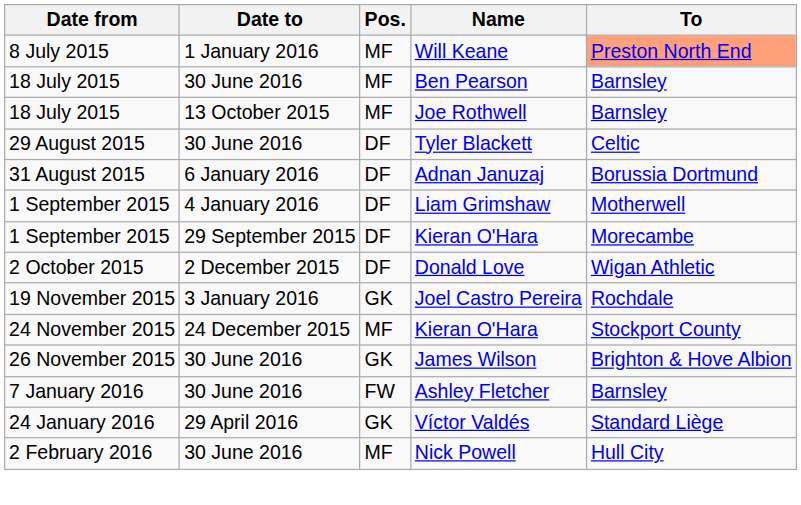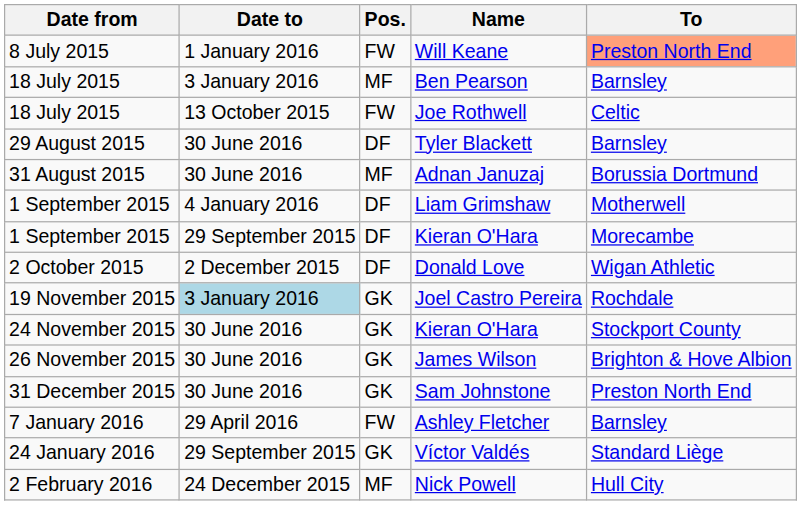(379, 50) MF -> (380, 50) FW
(243, 81) 30 June 2016 -> (251, 81) 3 January 2016
(379, 112) MF -> (380, 112) FW
(629, 112) Barnsley -> (615, 112) Celtic
(615, 143) Celtic -> (629, 143) Barnsley
(251, 174) 6 January 2016 -> (243, 174) 30 June 2016
(378, 174) DF -> (379, 174) MF
(251, 298) no background -> (251, 298) lightblue background
(267, 329) 24 December 2015 -> (243, 329) 30 June 2016
(379, 329) MF -> (379, 329) GK
+ row: (92, 391)
(243, 391) 30 June 2016 -> (241, 422) 29 April 2016
(241, 422) 29 April 2016 -> (270, 453) 29 September 2015
(243, 453) 30 June 2016 -> (267, 484) 24 December 2015
